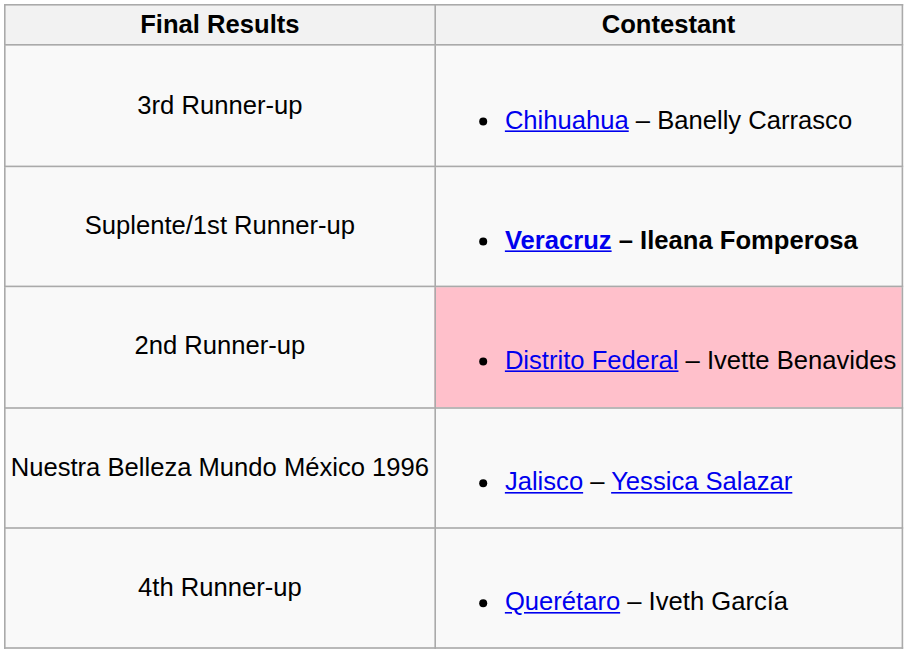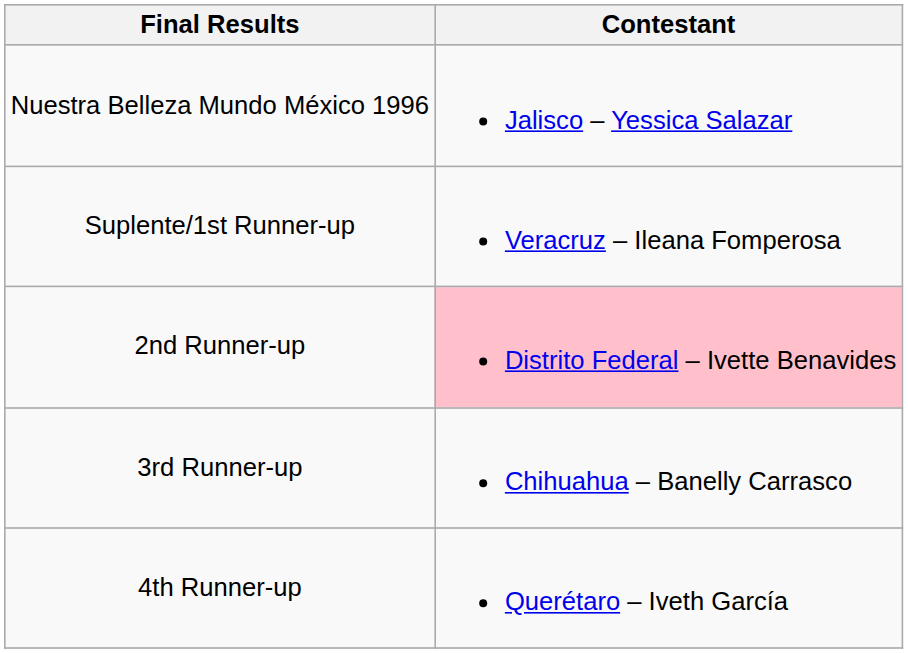rows swapped: (220, 467) <-> (220, 105)
(669, 241) bold -> (669, 241) normal
